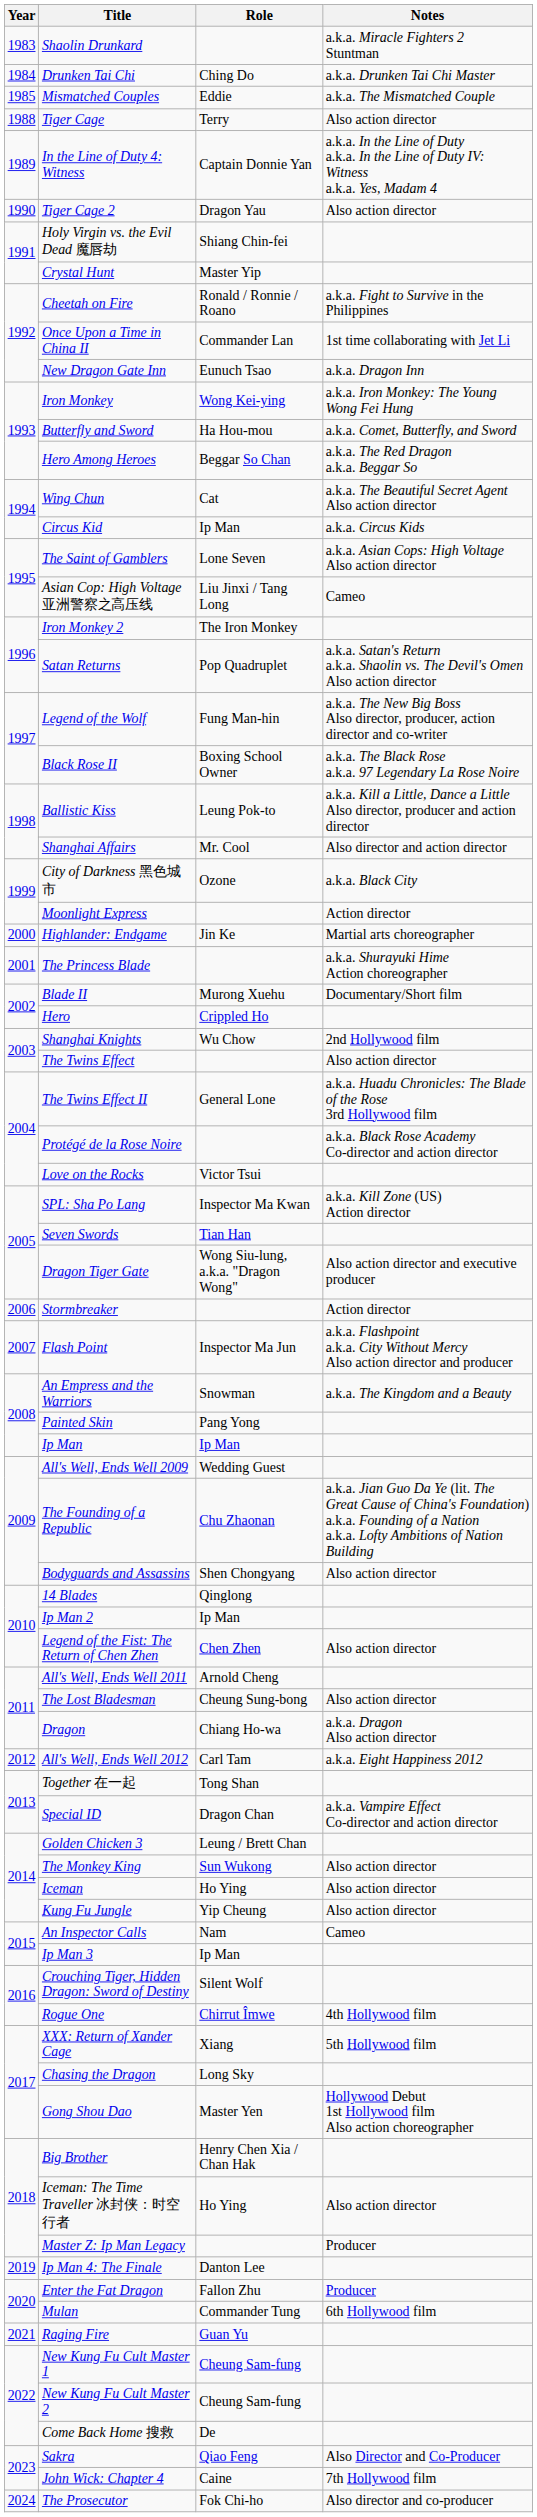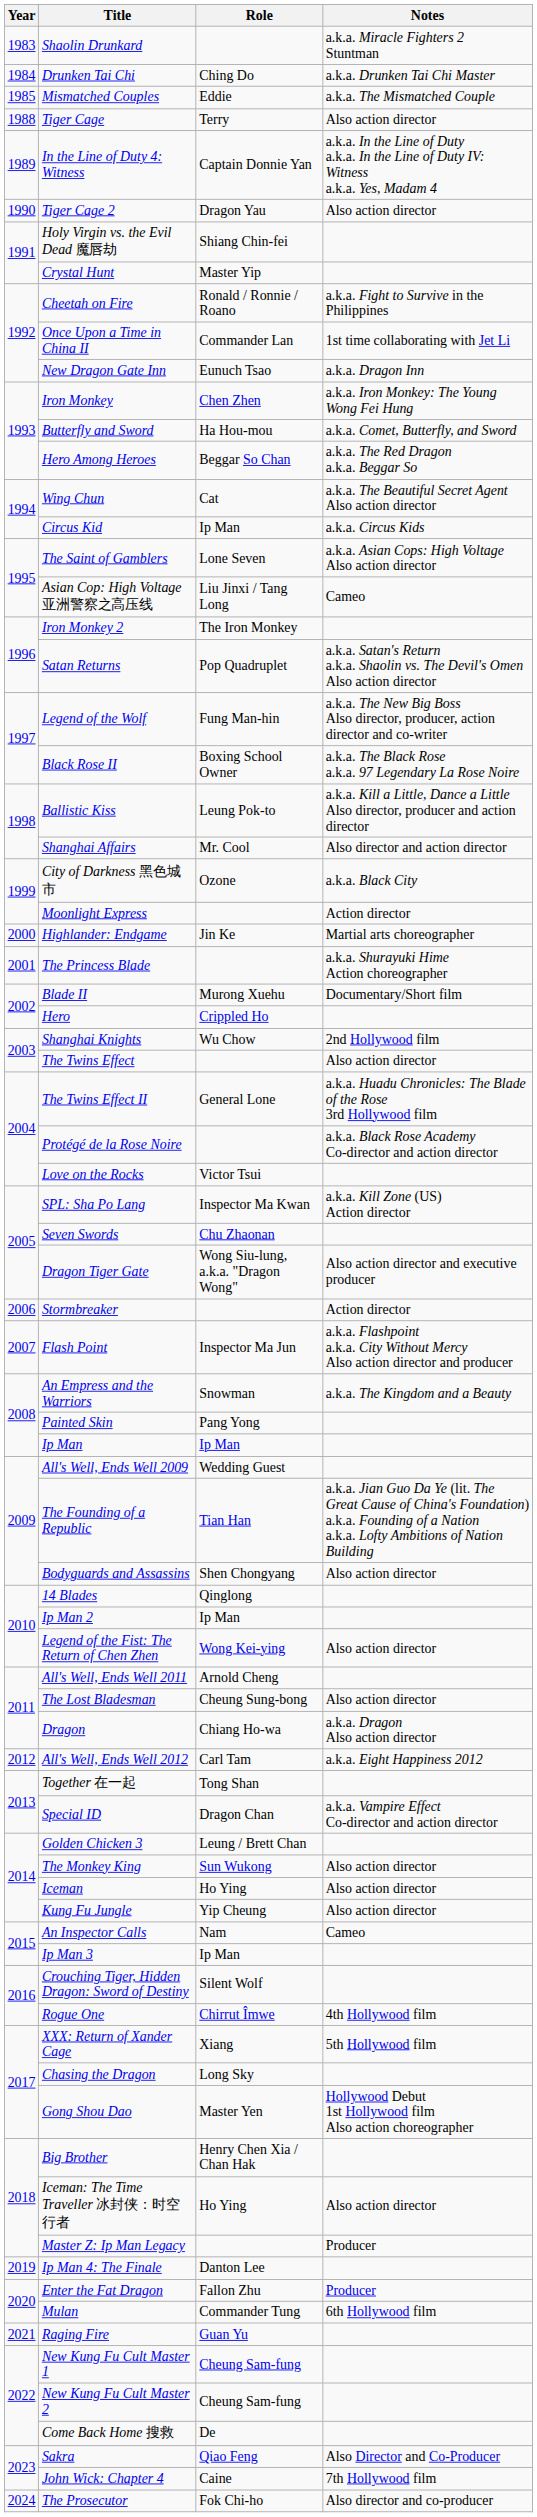(242, 400) Wong Kei-ying -> (230, 400) Chen Zhen
(225, 1234) Tian Han -> (237, 1234) Chu Zhaonan
(237, 1520) Chu Zhaonan -> (225, 1520) Tian Han
(230, 1647) Chen Zhen -> (242, 1647) Wong Kei-ying
